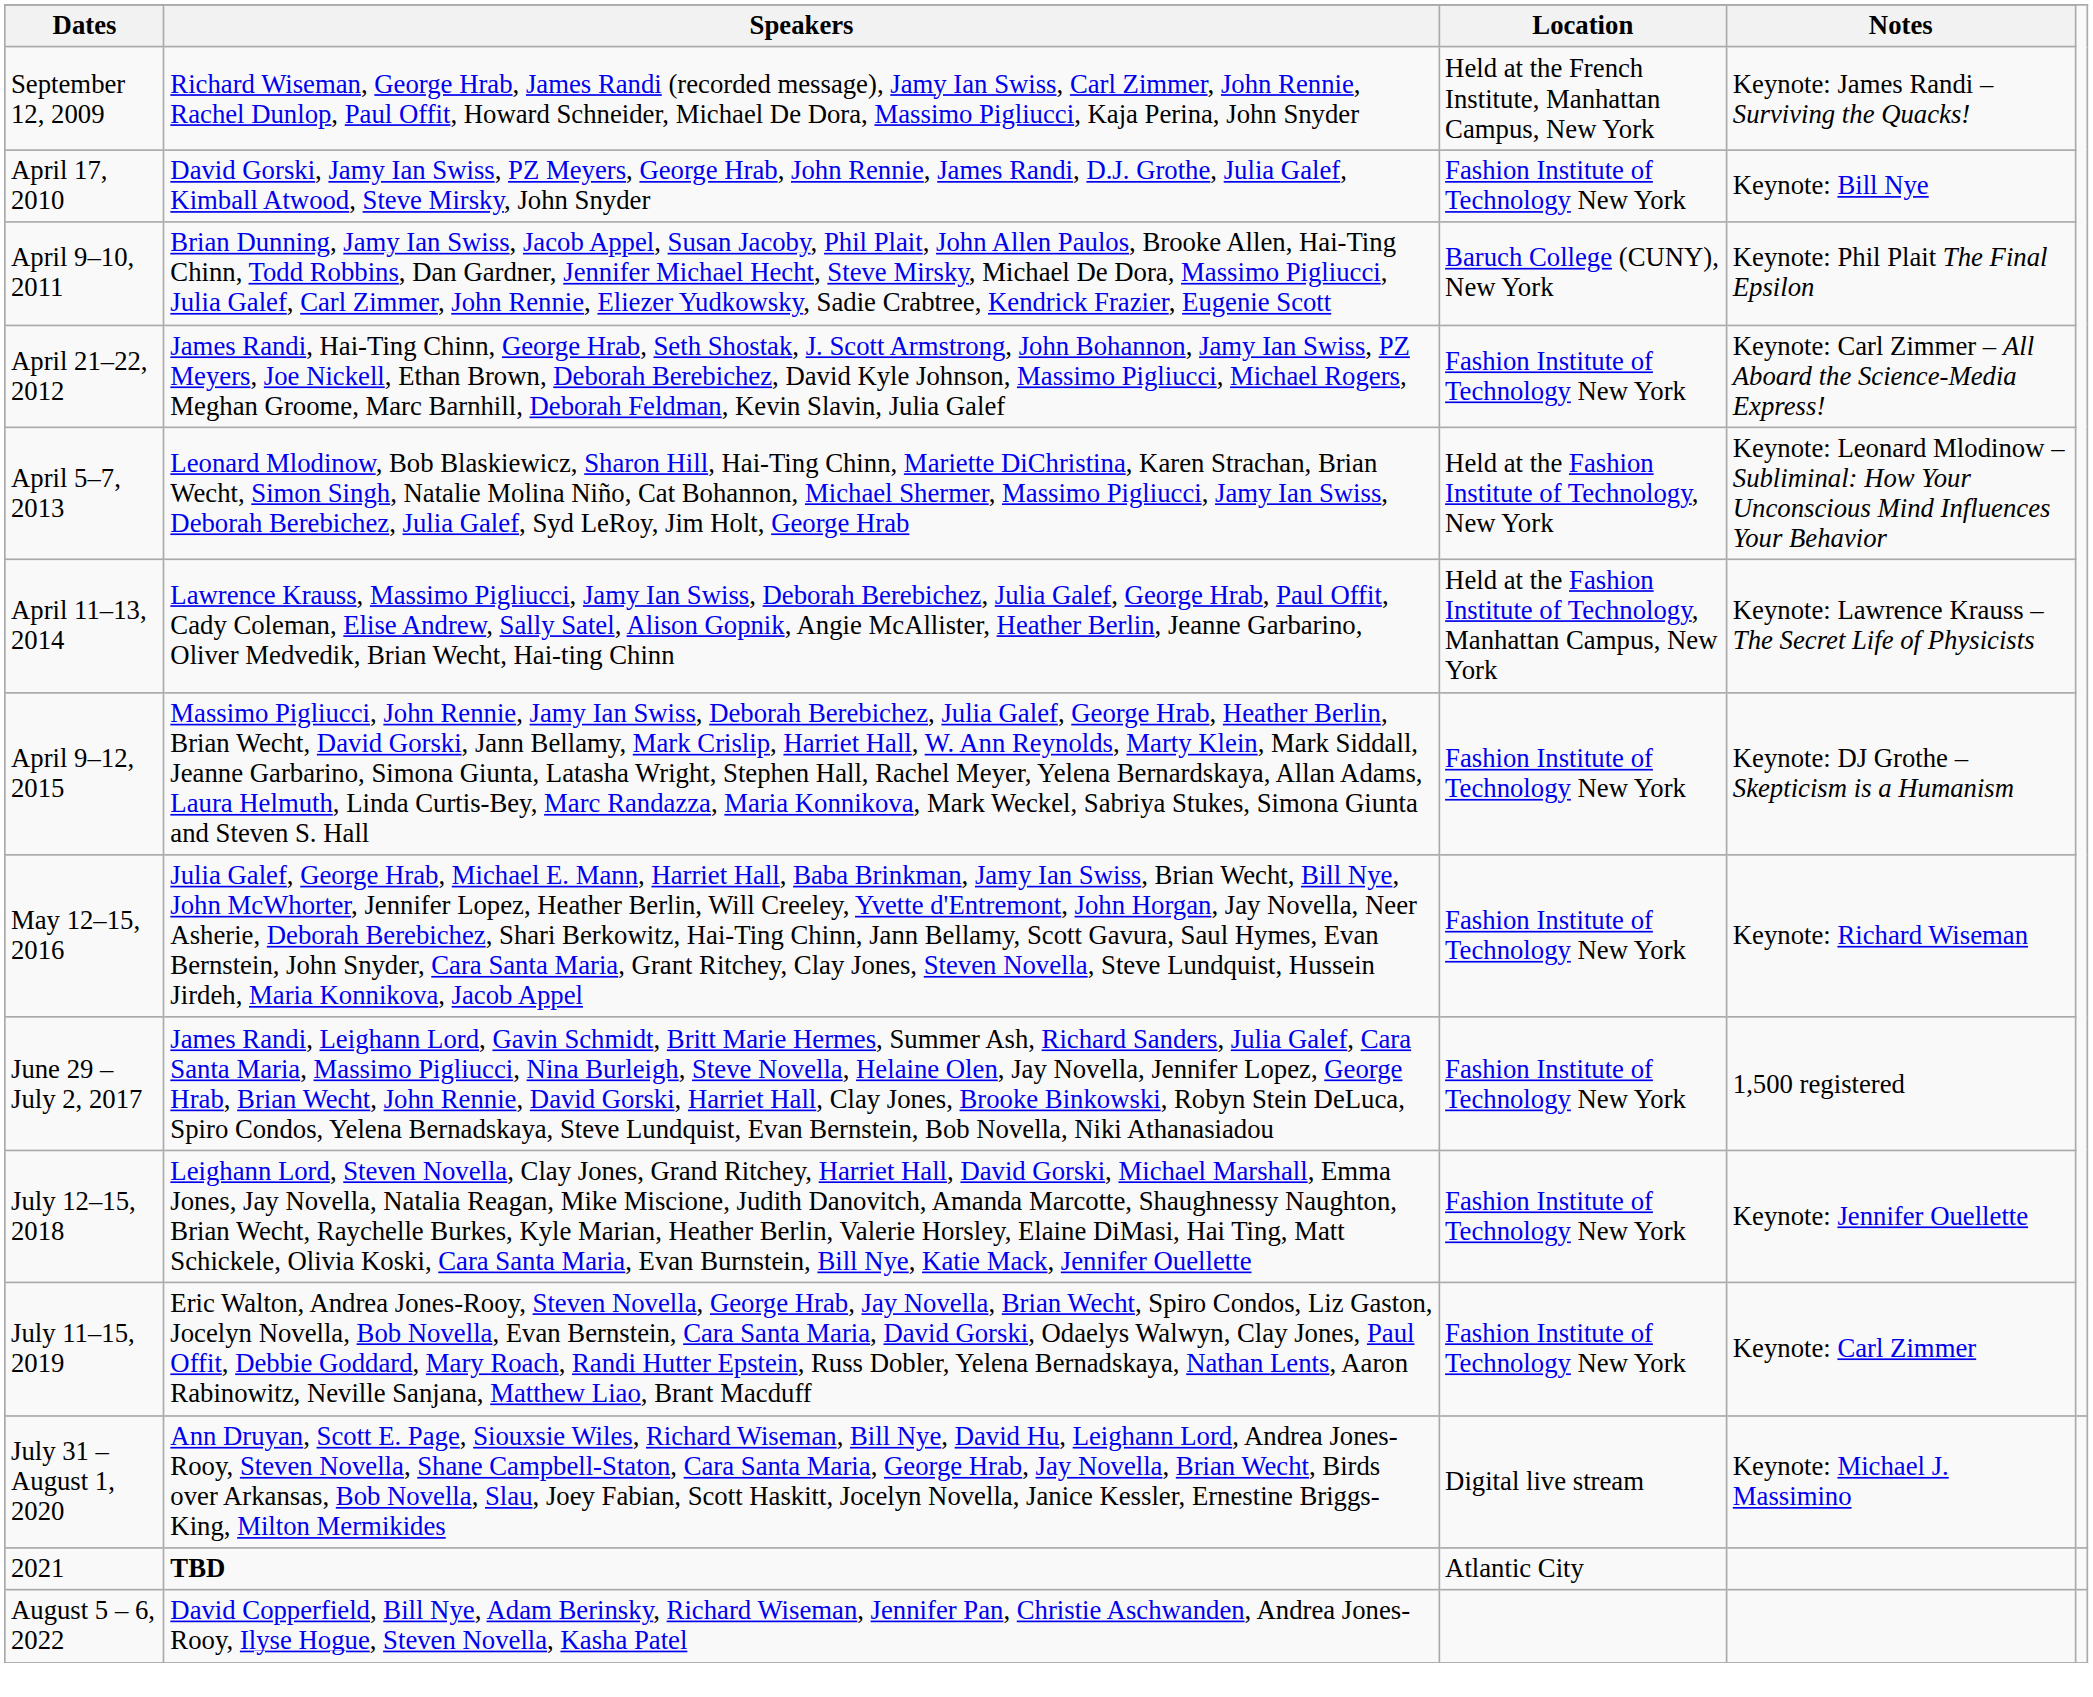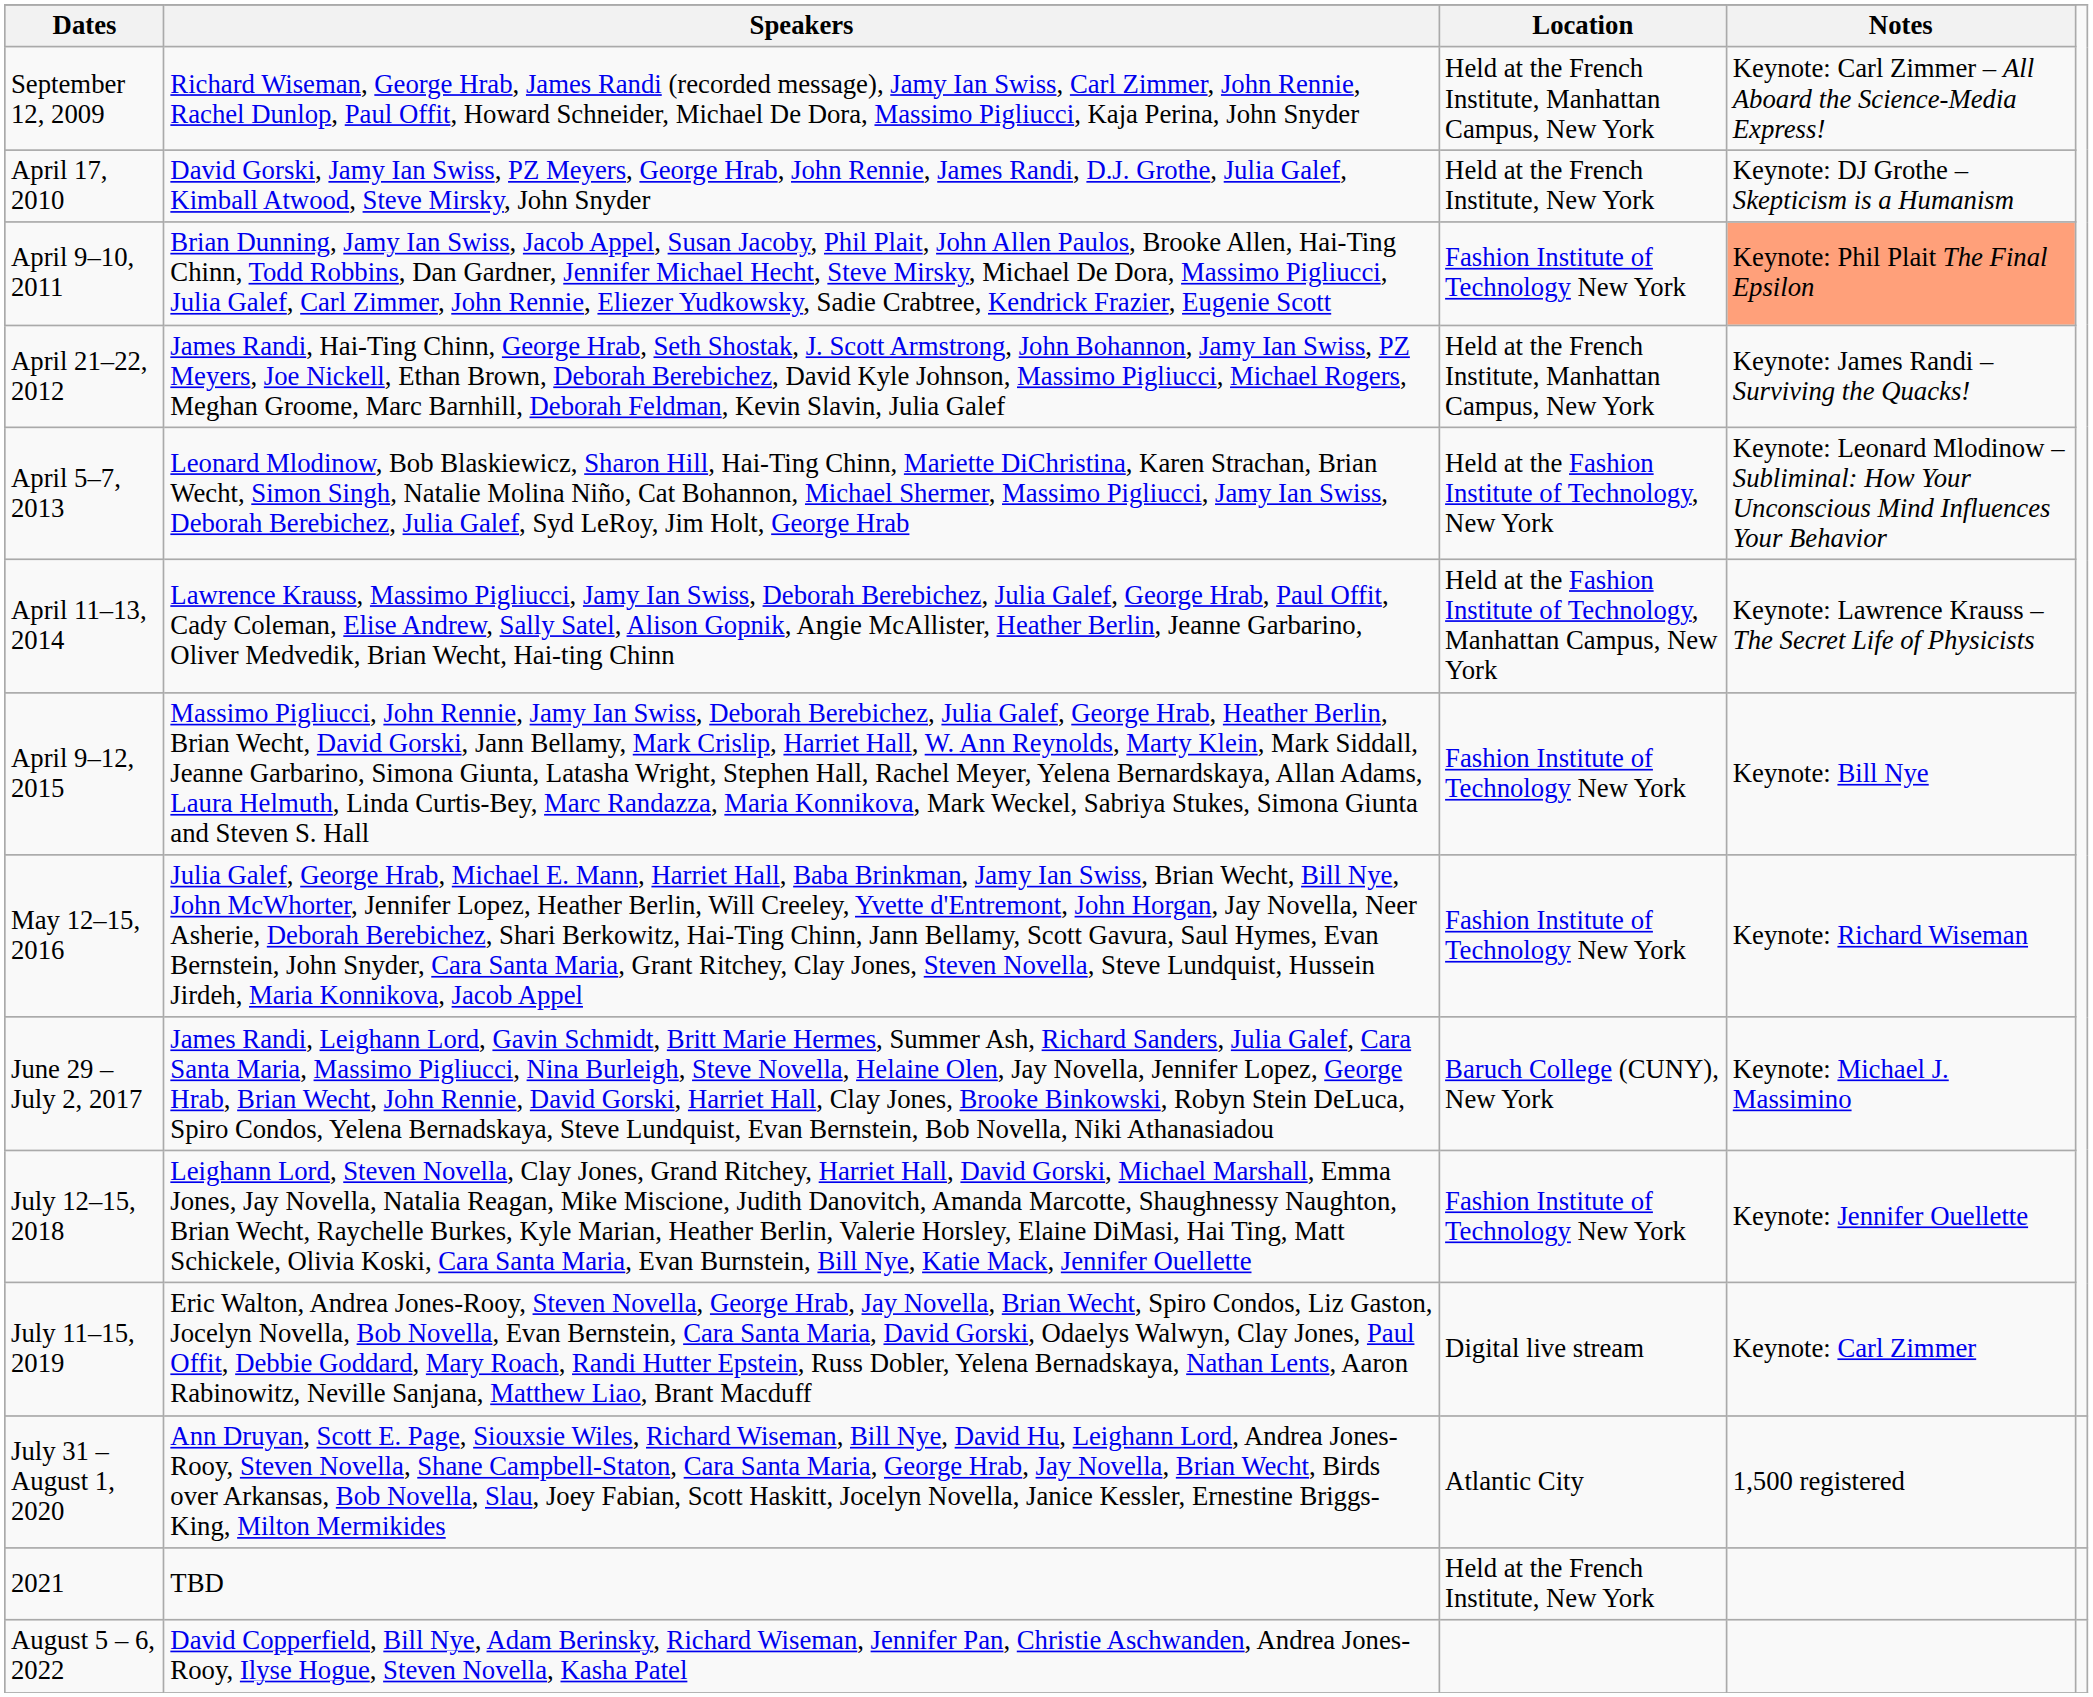(1863, 98) Keynote: James Randi – Surviving the Quacks! -> (1883, 98) Keynote: Carl Zimmer – All Aboard the Science-Media Express!
(1566, 185) Fashion Institute of Technology New York -> (1550, 185) Held at the French Institute, New York
(1831, 185) Keynote: Bill Nye -> (1873, 185) Keynote: DJ Grothe – Skepticism is a Humanism
(1582, 273) Baruch College (CUNY), New York -> (1566, 273) Fashion Institute of Technology New York
(1890, 273) no background -> (1890, 273) lightsalmon background
(1566, 375) Fashion Institute of Technology New York -> (1553, 375) Held at the French Institute, Manhattan Campus, New York
(1883, 375) Keynote: Carl Zimmer – All Aboard the Science-Media Express! -> (1863, 375) Keynote: James Randi – Surviving the Quacks!
(1873, 773) Keynote: DJ Grothe – Skepticism is a Humanism -> (1831, 773) Keynote: Bill Nye
(1566, 1083) Fashion Institute of Technology New York -> (1582, 1083) Baruch College (CUNY), New York
(1819, 1083) 1,500 registered -> (1841, 1083) Keynote: Michael J. Massimino
(1566, 1348) Fashion Institute of Technology New York -> (1545, 1348) Digital live stream
(1545, 1481) Digital live stream -> (1515, 1481) Atlantic City
(1841, 1481) Keynote: Michael J. Massimino -> (1819, 1481) 1,500 registered
(198, 1568) bold -> (197, 1583) normal
(1515, 1568) Atlantic City -> (1550, 1583) Held at the French Institute, New York
